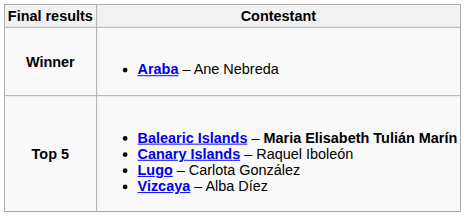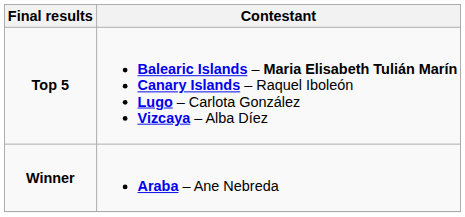rows swapped: (50, 61) <-> (50, 154)
